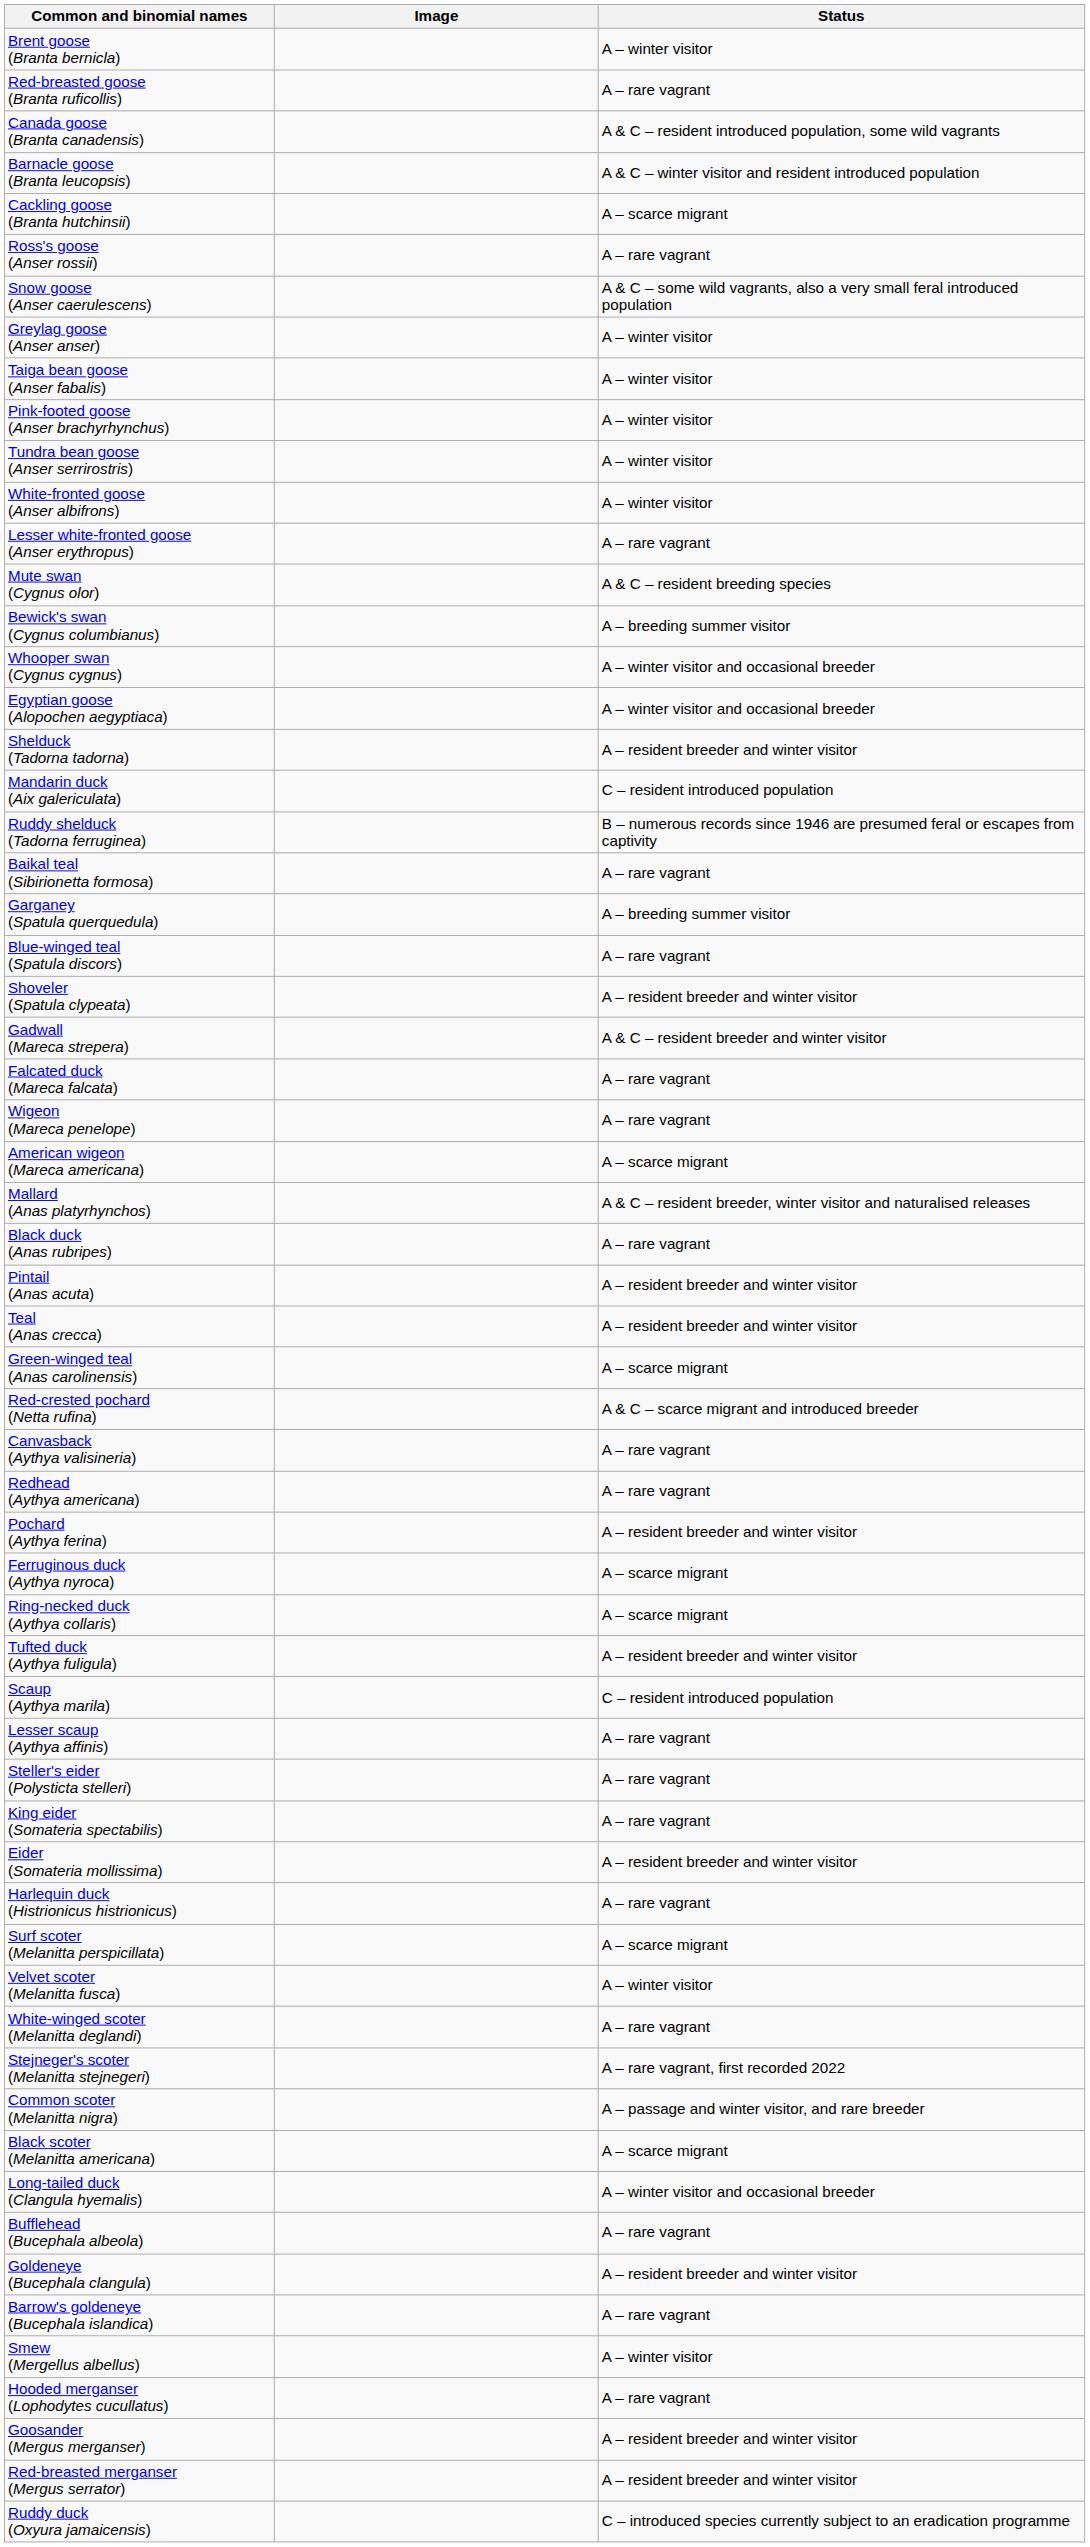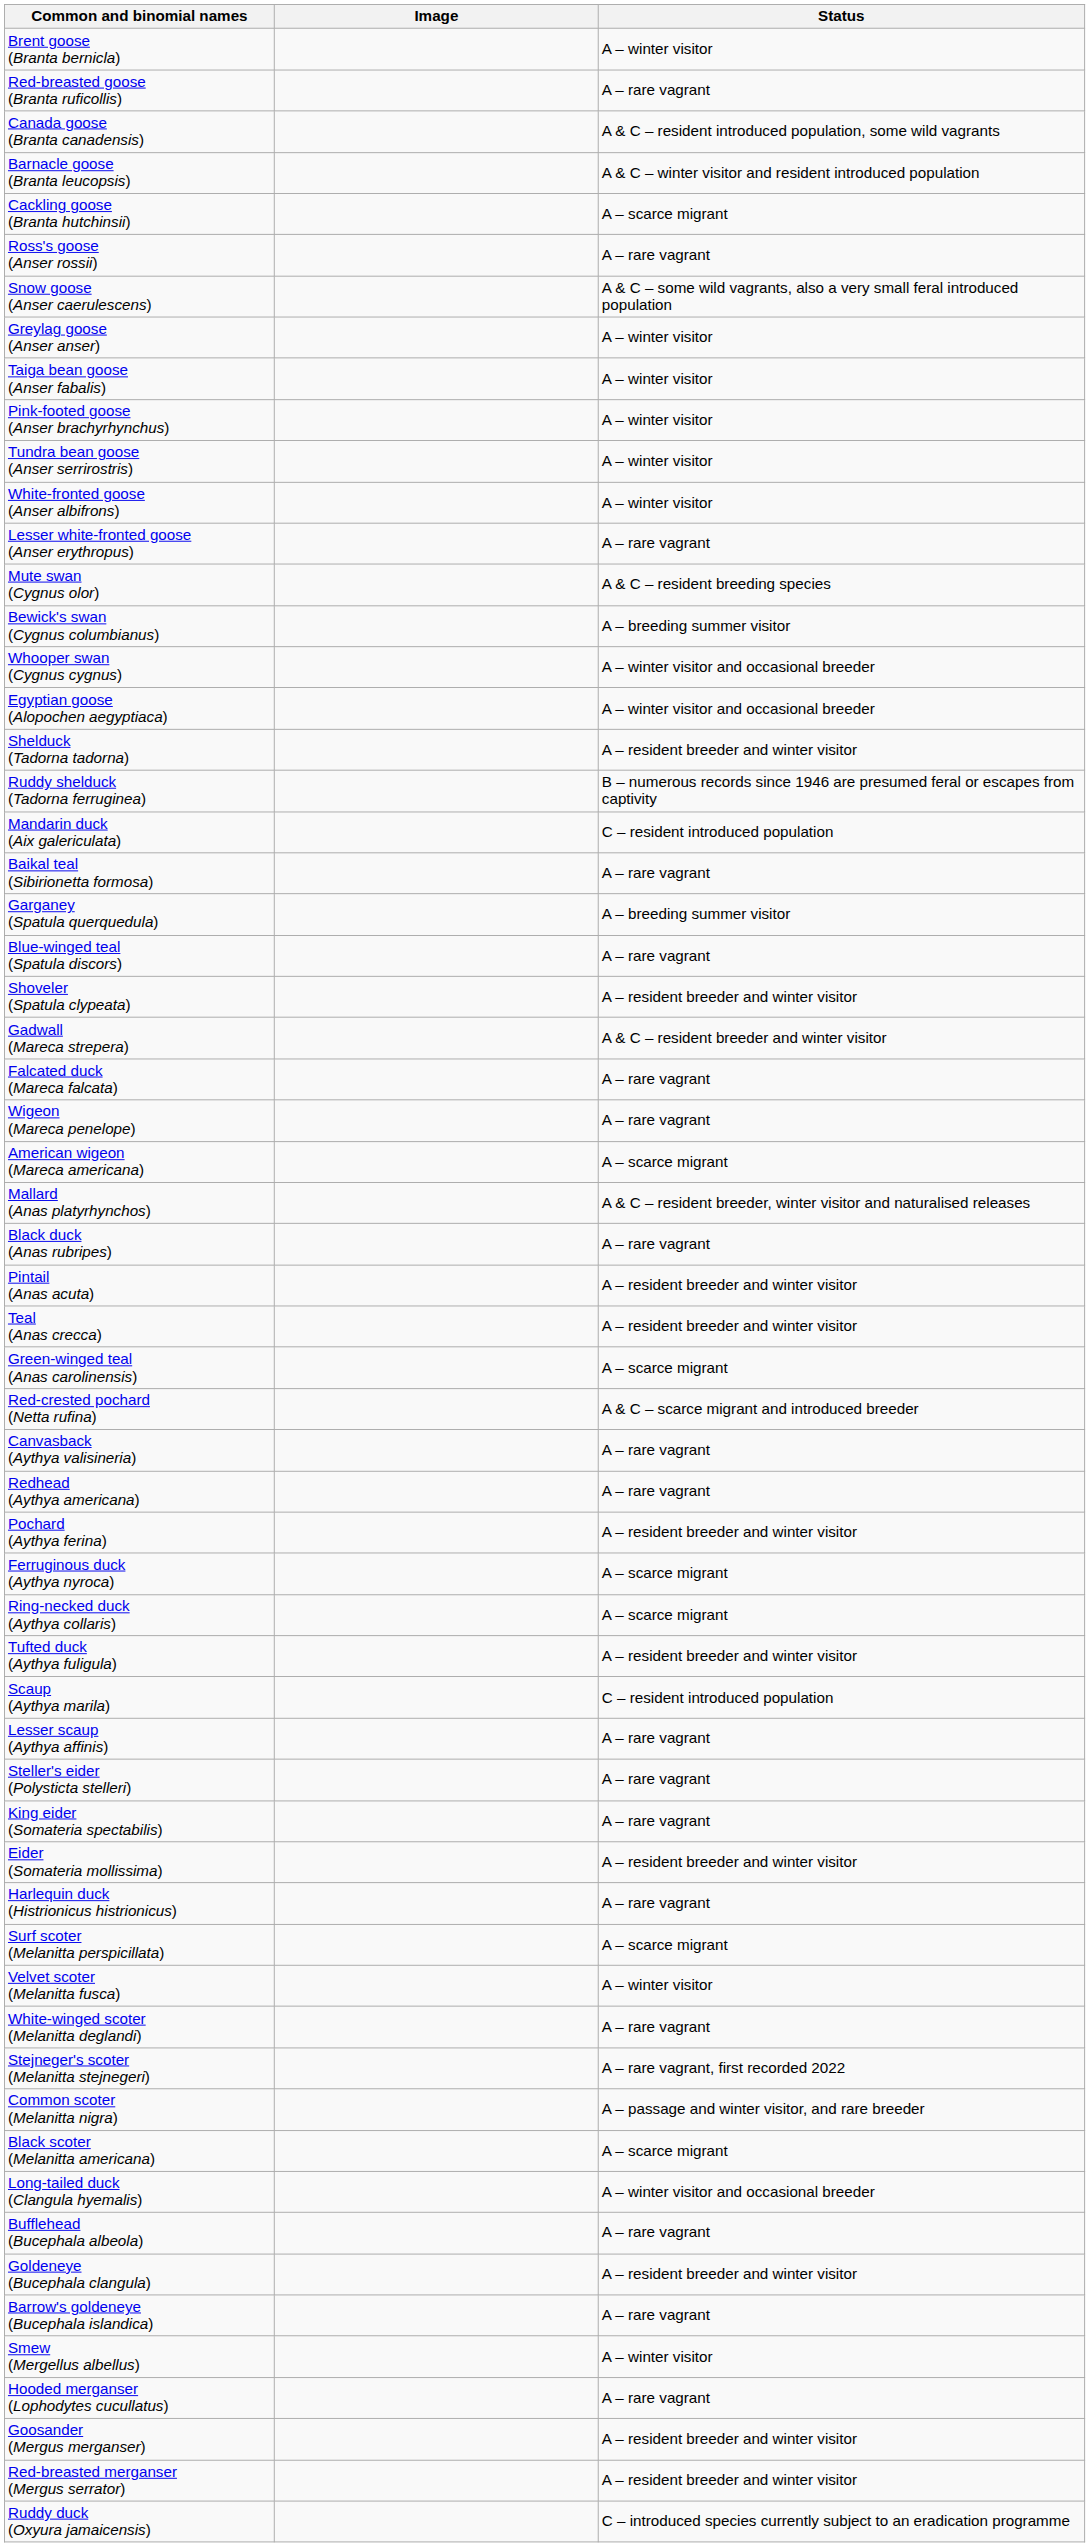rows swapped: (77, 832) <-> (65, 790)
